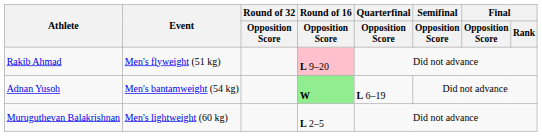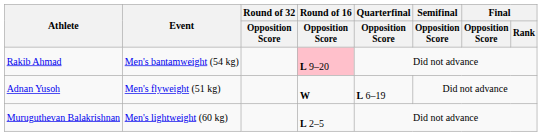(173, 61) Men's flyweight (51 kg) -> (182, 61) Men's bantamweight (54 kg)
(182, 89) Men's bantamweight (54 kg) -> (173, 89) Men's flyweight (51 kg)
(305, 95) lightgreen background -> (305, 95) no background
